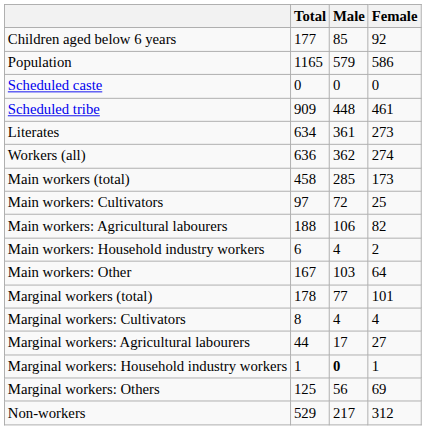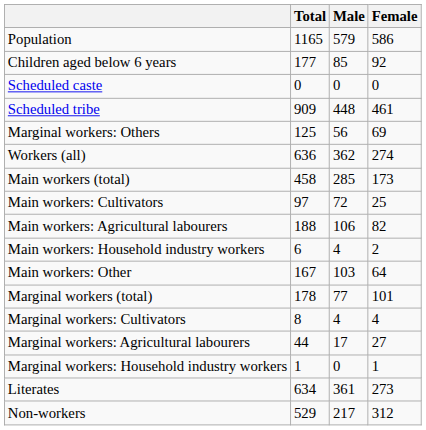rows swapped: (40, 62) <-> (92, 39)
rows swapped: (34, 132) <-> (84, 389)
(337, 366) bold -> (337, 366) normal
